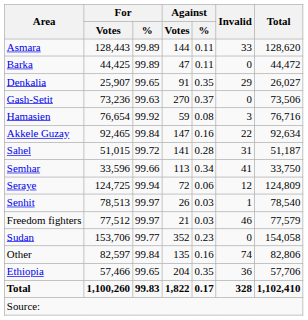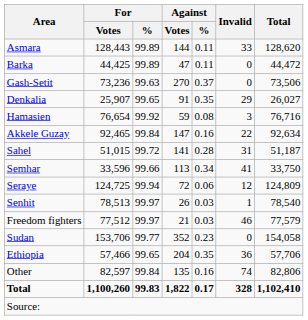rows swapped: (26, 82) <-> (30, 99)
rows swapped: (25, 271) <-> (19, 254)
